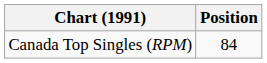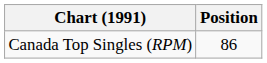(229, 44) 84 -> (229, 44) 86
